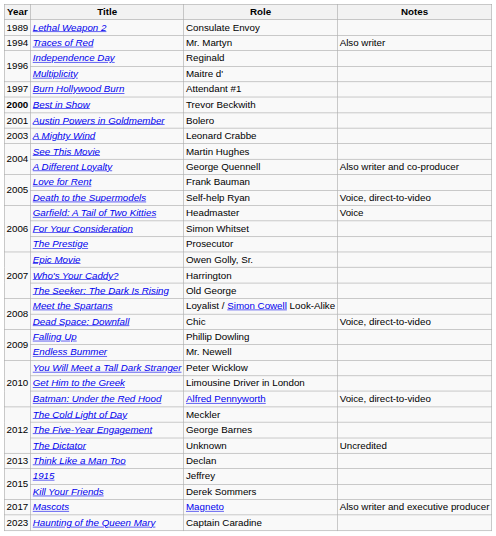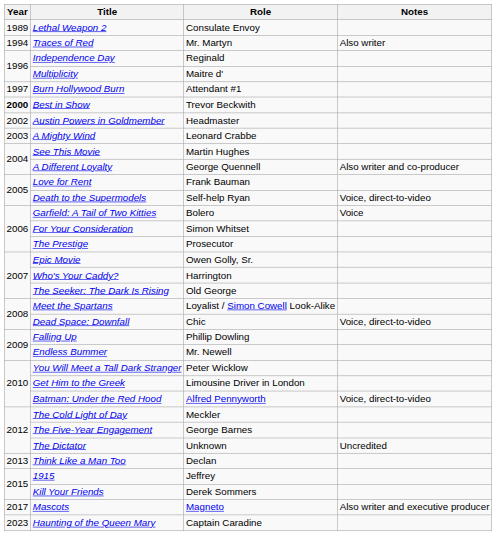(17, 120) 2001 -> (17, 120) 2002
(200, 120) Bolero -> (213, 120) Headmaster
(213, 213) Headmaster -> (200, 213) Bolero
